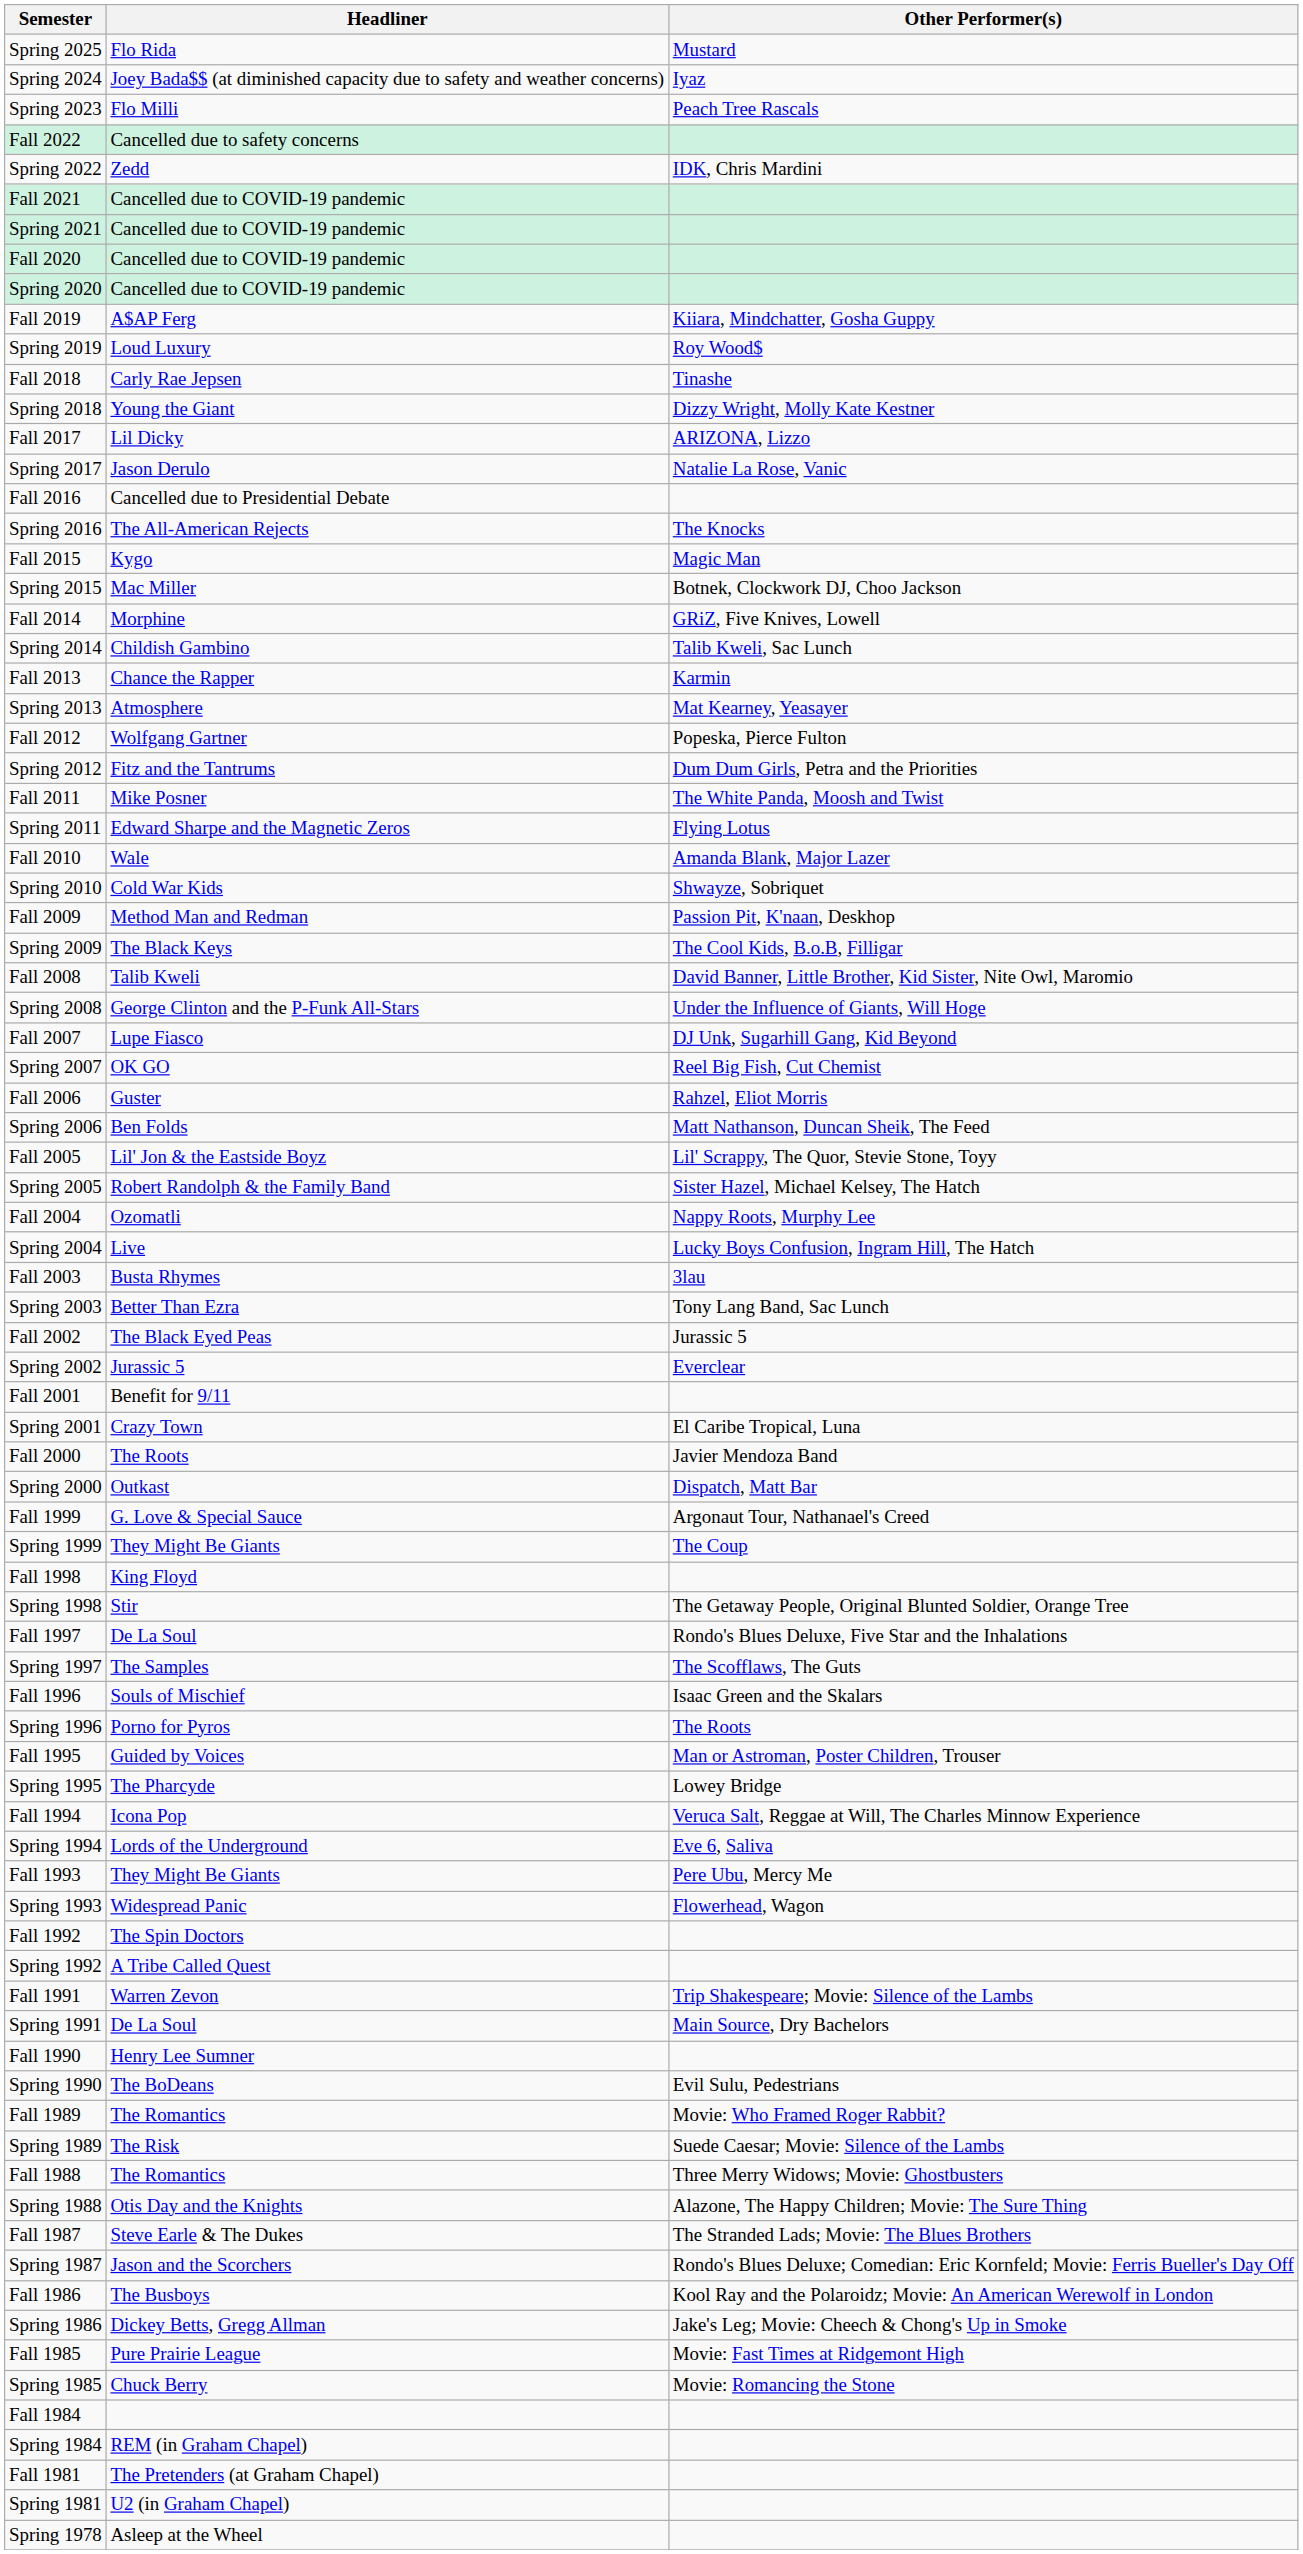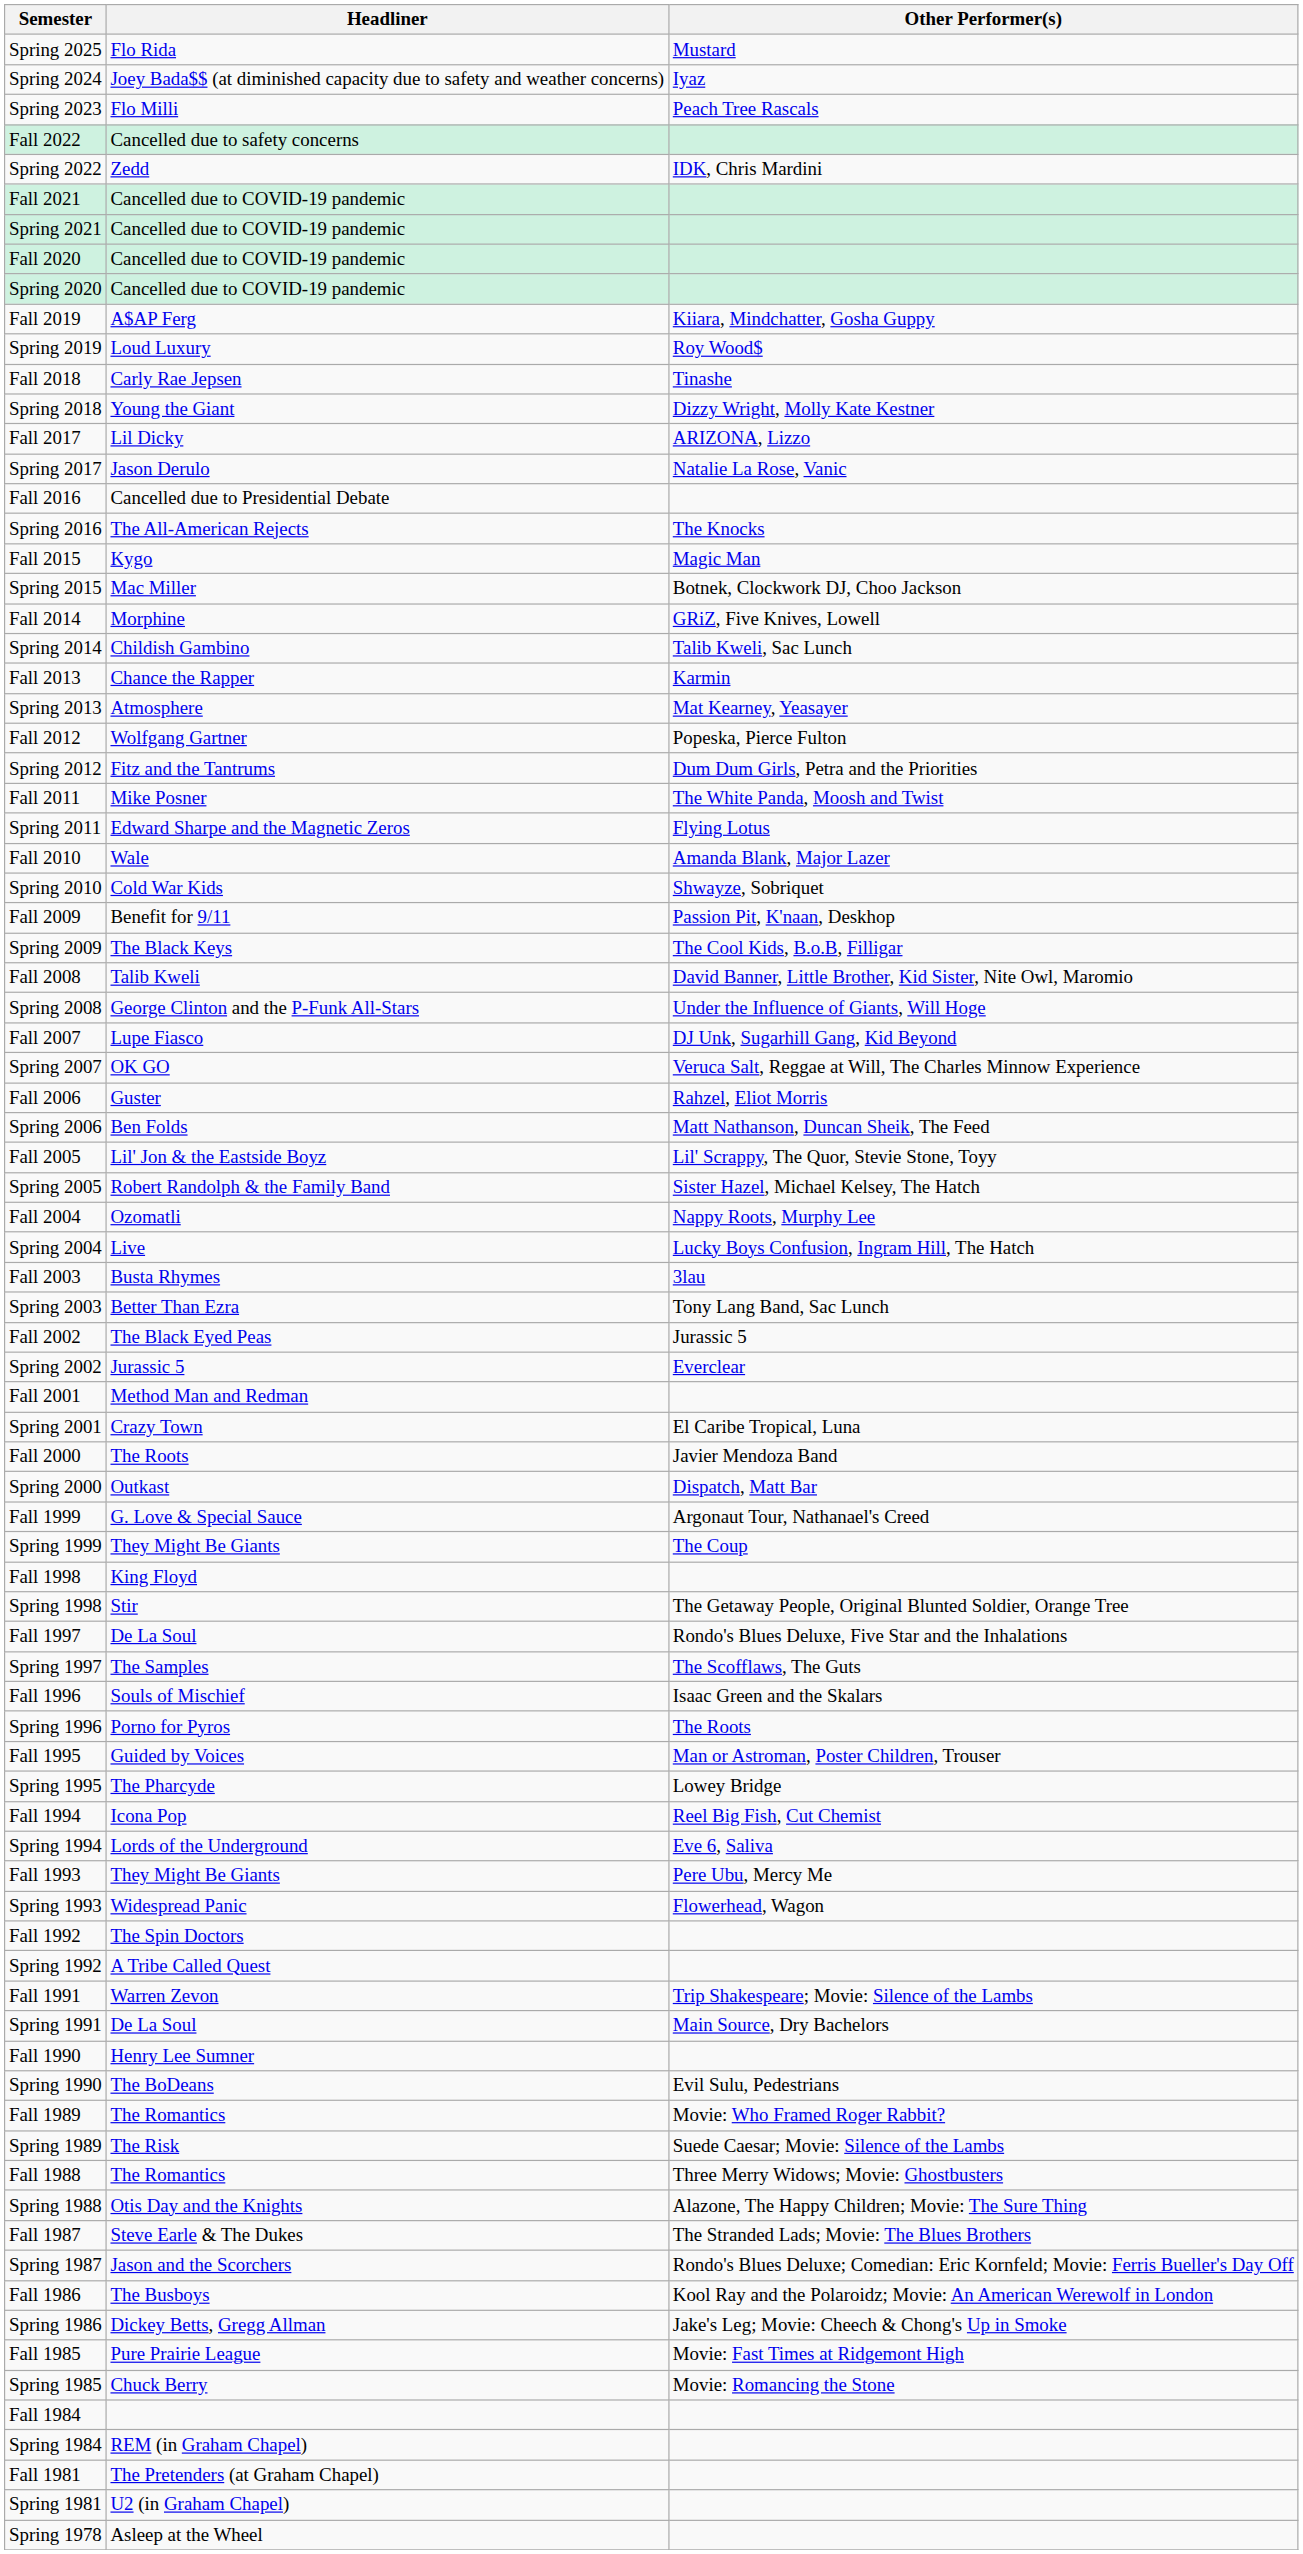(209, 917) Method Man and Redman -> (170, 917) Benefit for 9/11
(777, 1067) Reel Big Fish, Cut Chemist -> (906, 1067) Veruca Salt, Reggae at Will, The Charles Minnow Experience
(170, 1396) Benefit for 9/11 -> (209, 1396) Method Man and Redman
(906, 1816) Veruca Salt, Reggae at Will, The Charles Minnow Experience -> (777, 1816) Reel Big Fish, Cut Chemist
